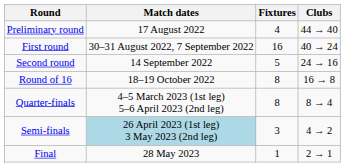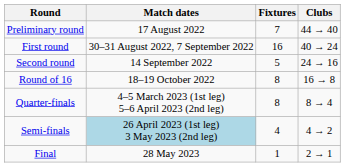(277, 29) 4 -> (277, 29) 7
(277, 131) 3 -> (277, 131) 4
